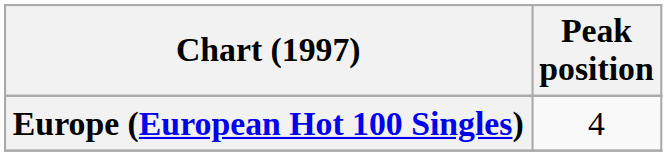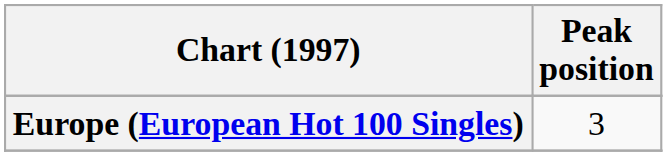(597, 122) 4 -> (597, 122) 3
